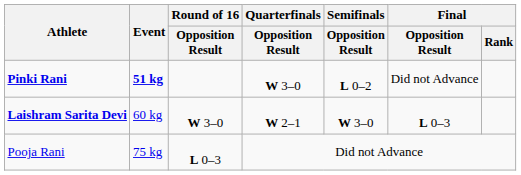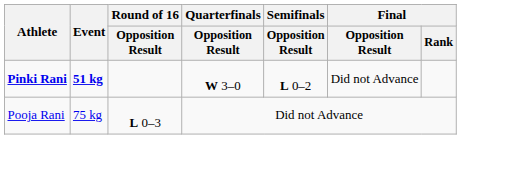- row: (67, 115)
